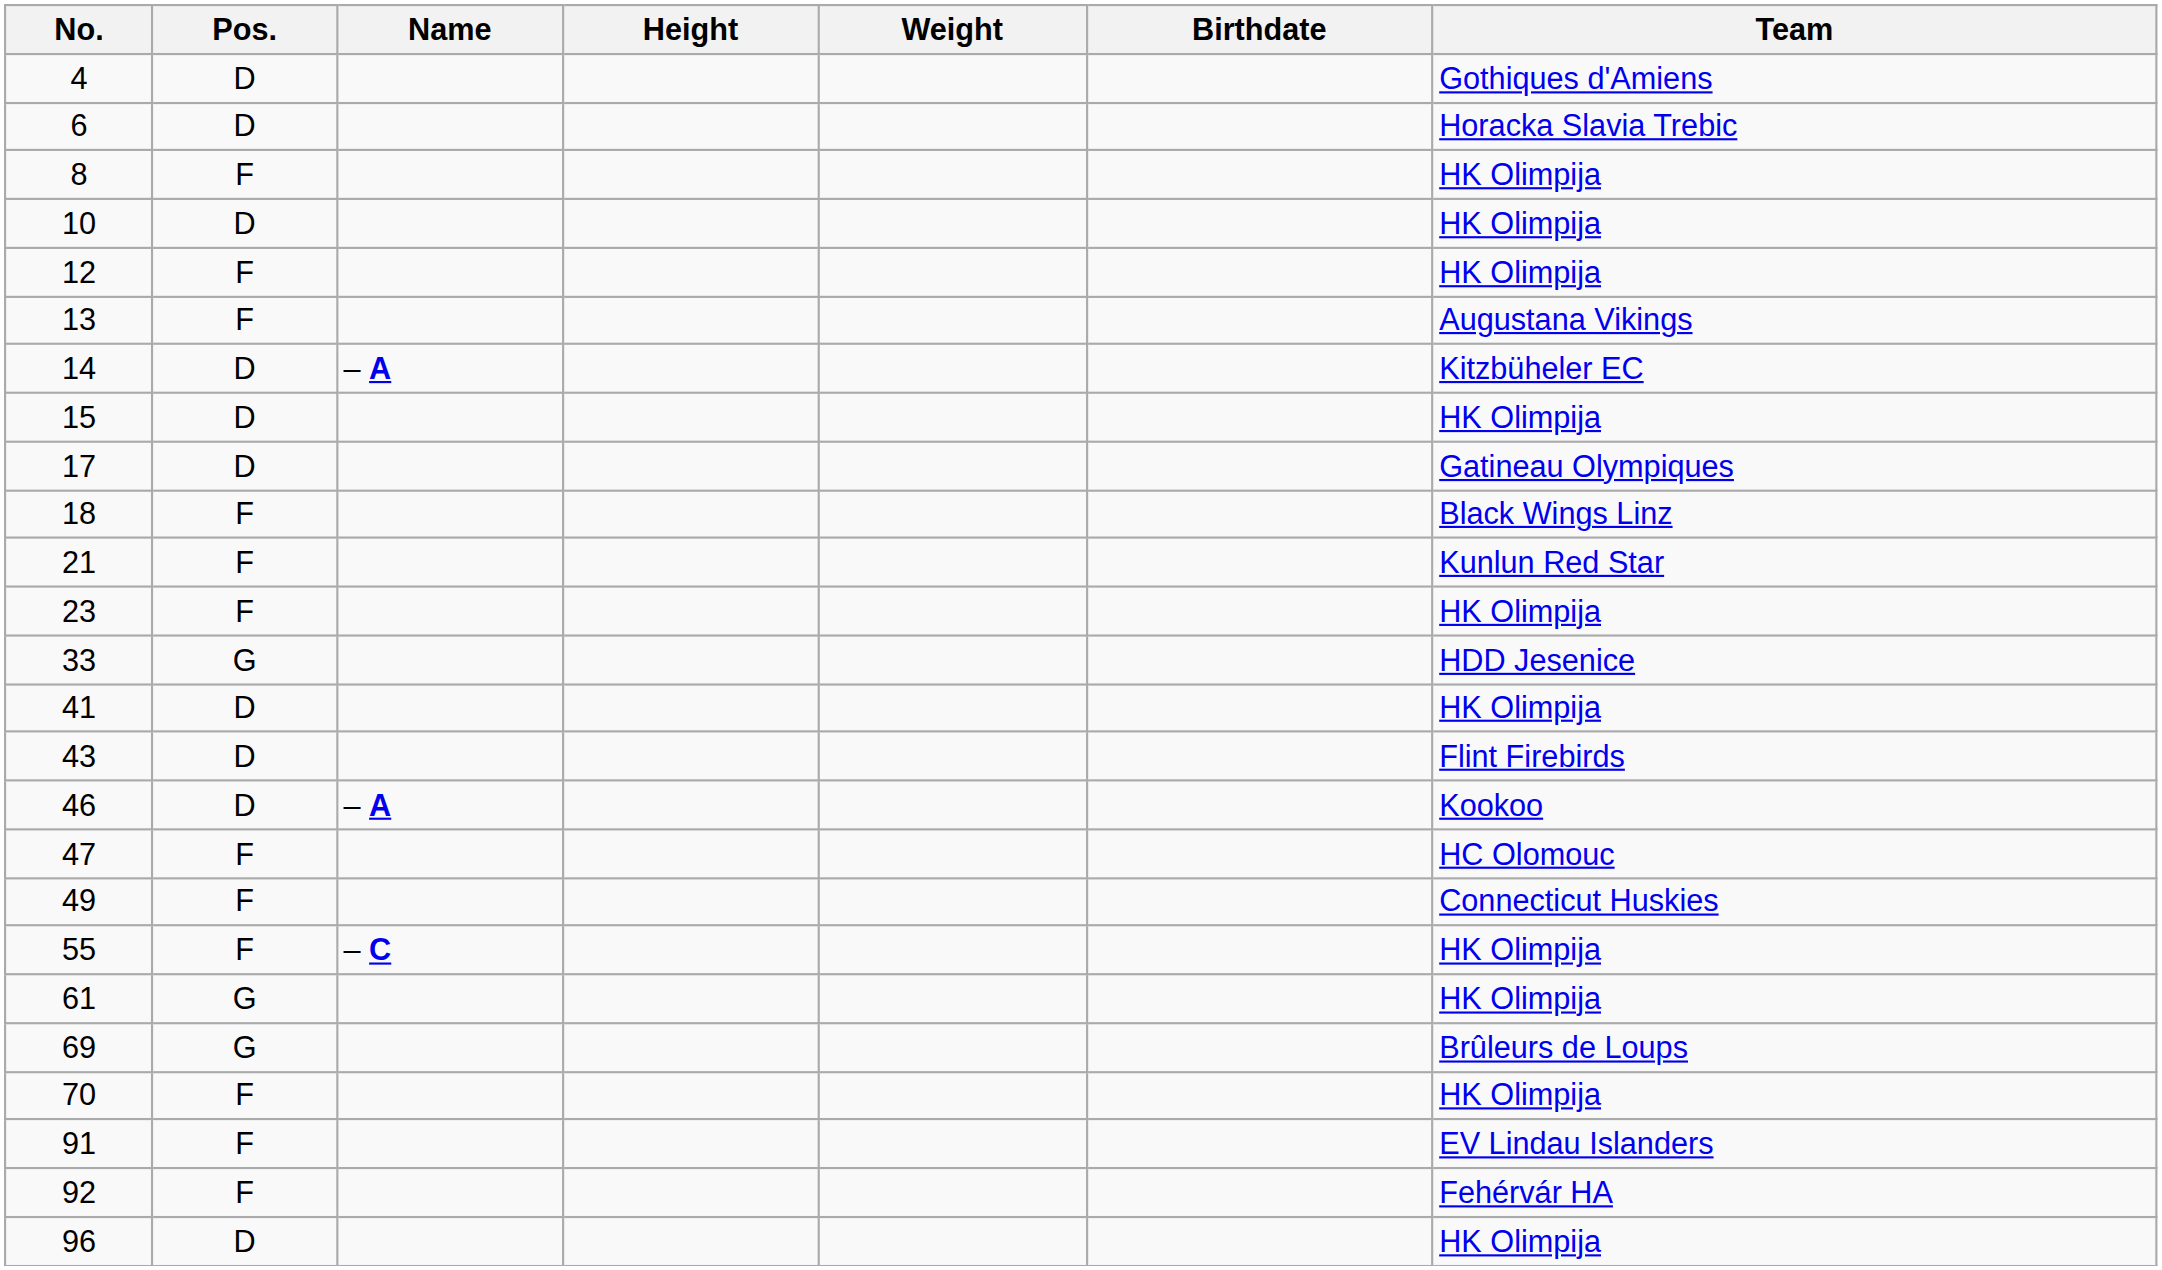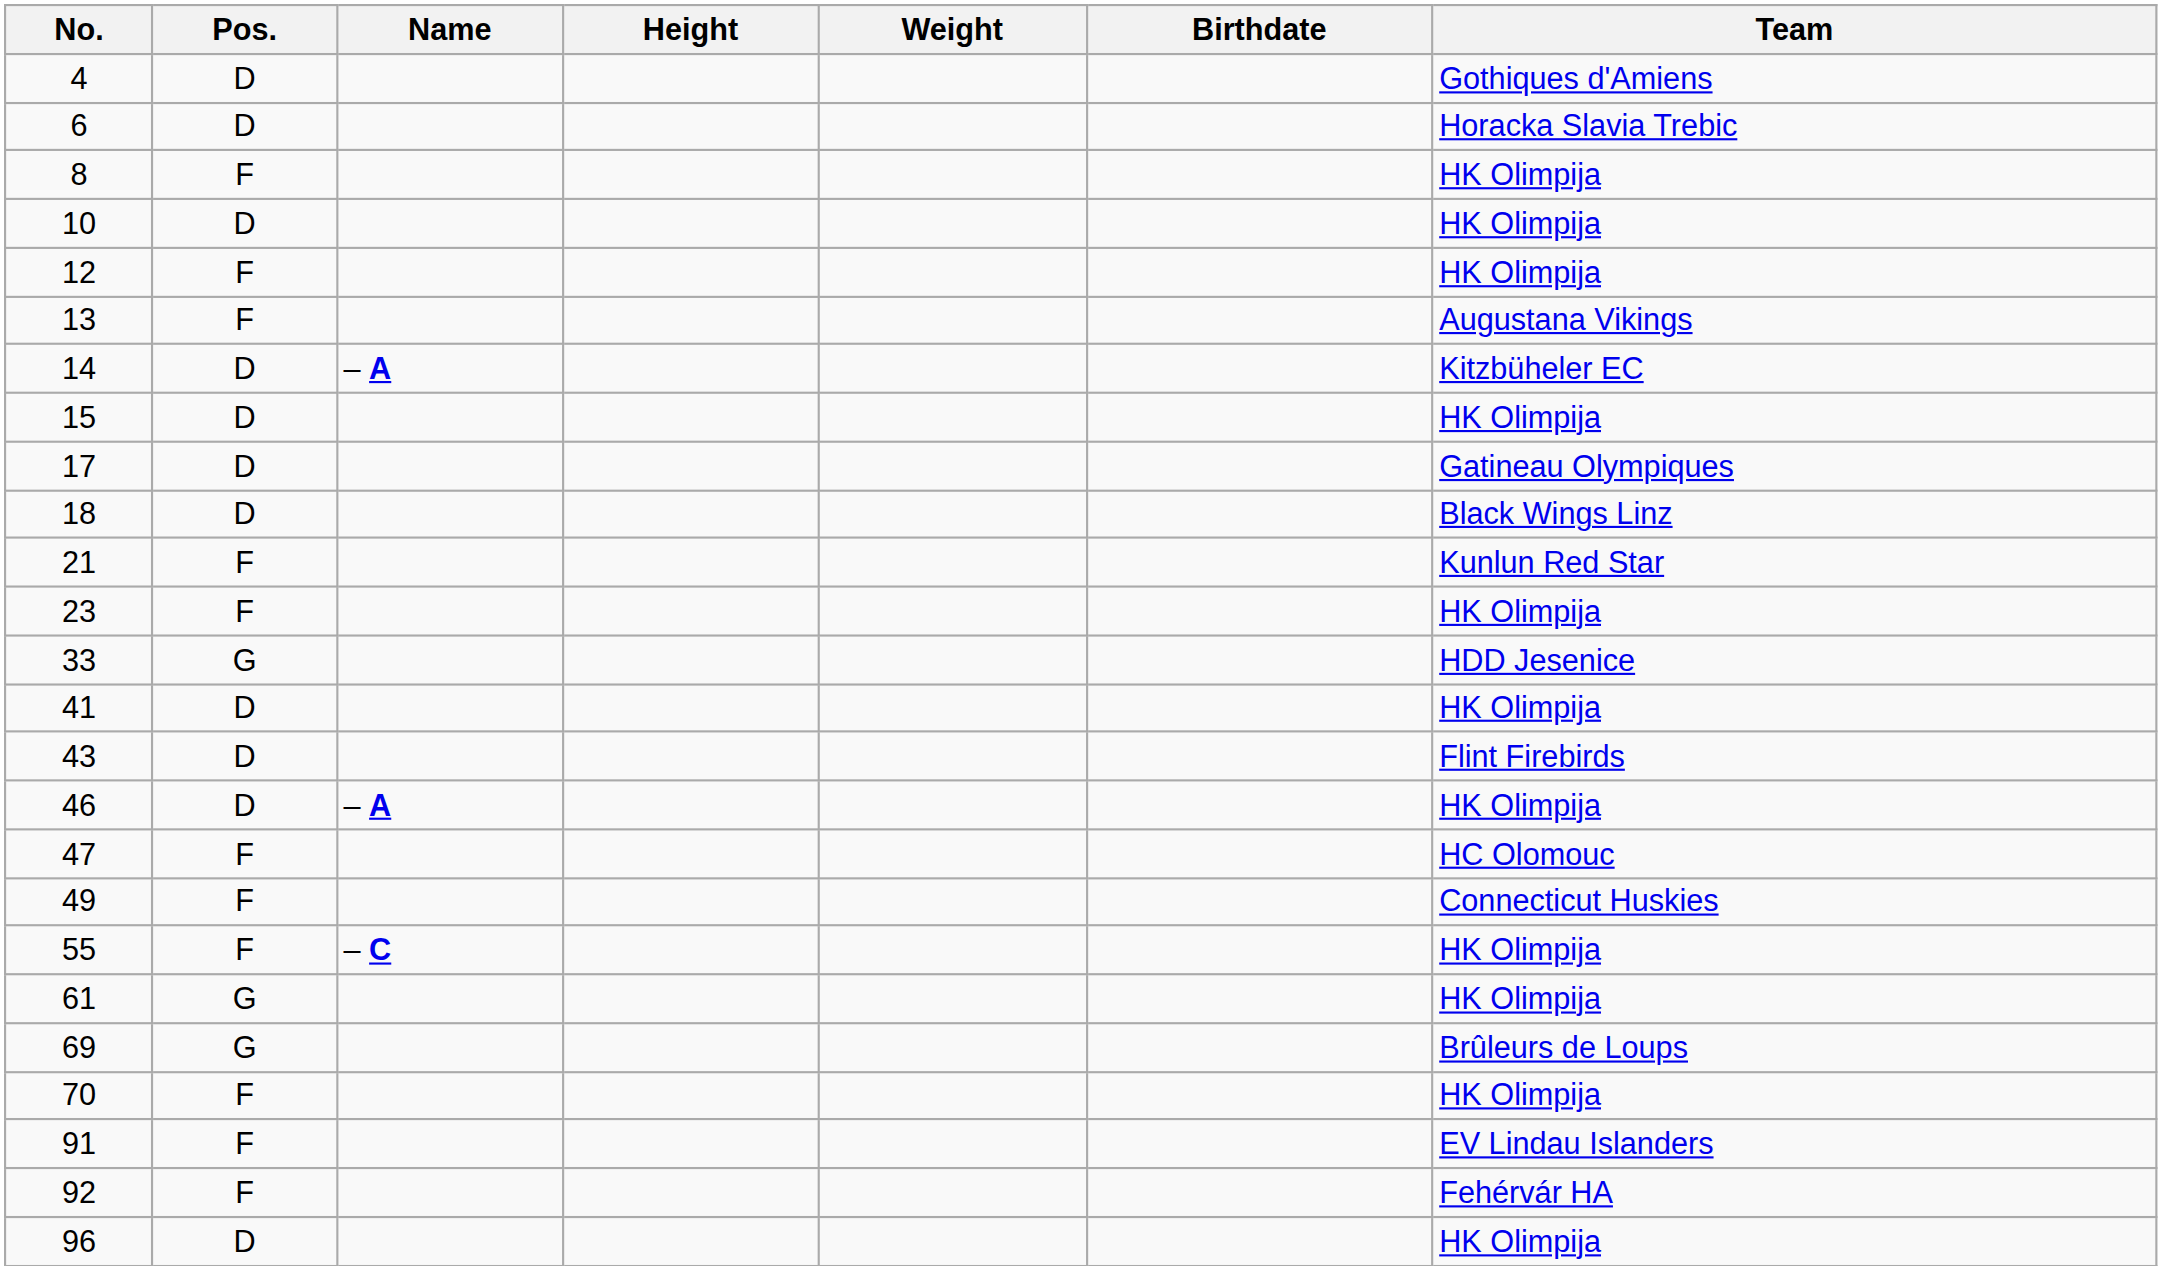(245, 514) F -> (245, 514) D
(1491, 805) Kookoo -> (1520, 805) HK Olimpija
